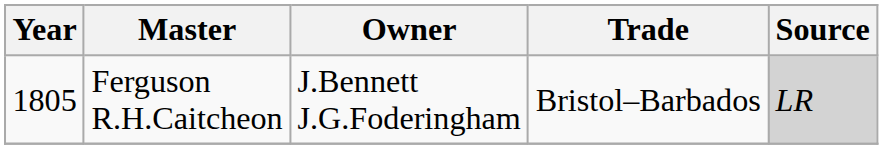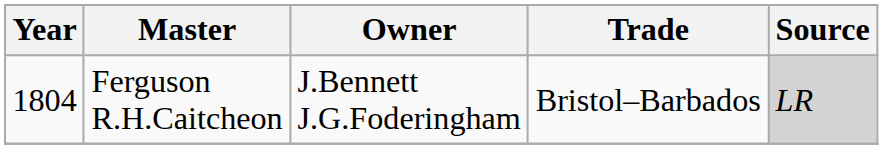(45, 99) 1805 -> (45, 99) 1804
